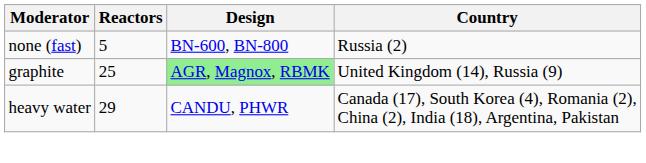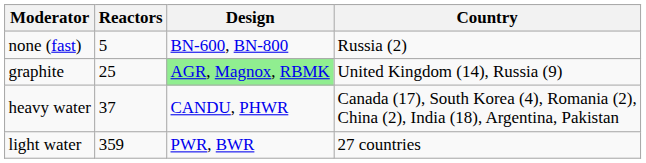(107, 108) 29 -> (107, 108) 37
+ row: (45, 144)
